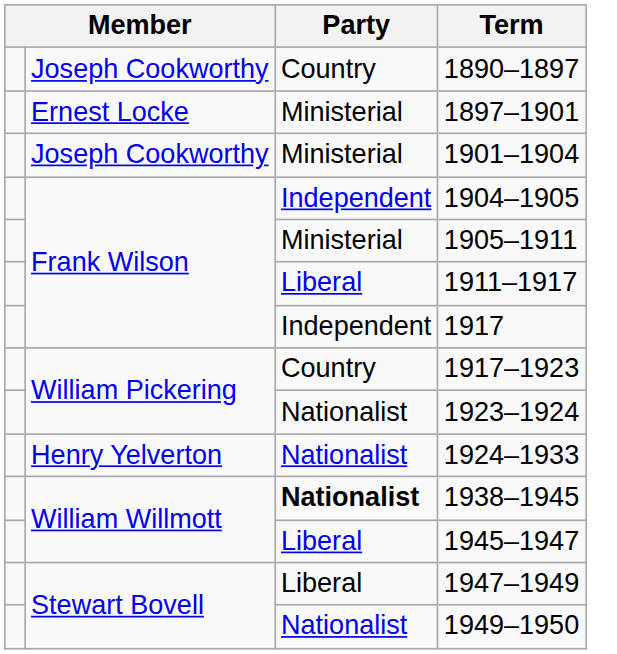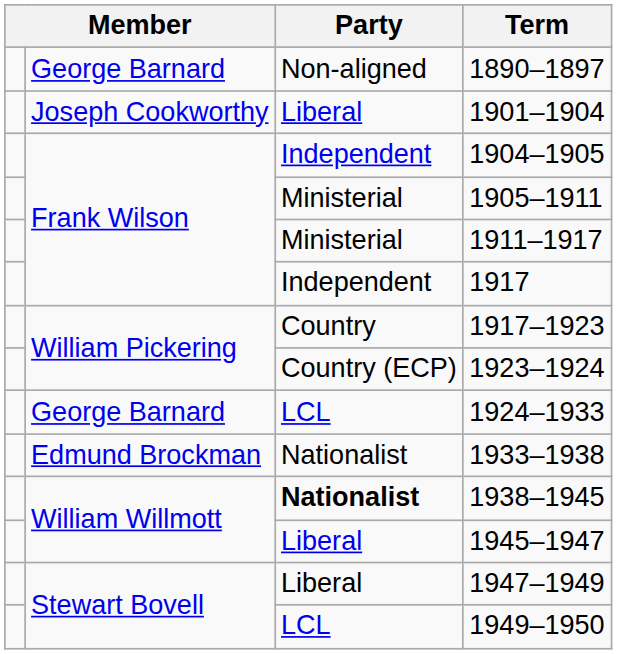(150, 68) Joseph Cookworthy -> (128, 68) George Barnard
(328, 68) Country -> (354, 68) Non-aligned
- row: (512, 111)
(342, 154) Ministerial -> (322, 111) Liberal
(322, 283) Liberal -> (342, 240) Ministerial
(344, 411) Nationalist -> (369, 369) Country (ECP)
(127, 454) Henry Yelverton -> (128, 411) George Barnard
(344, 454) Nationalist -> (306, 411) LCL
+ row: (537, 454)
(344, 626) Nationalist -> (306, 626) LCL
